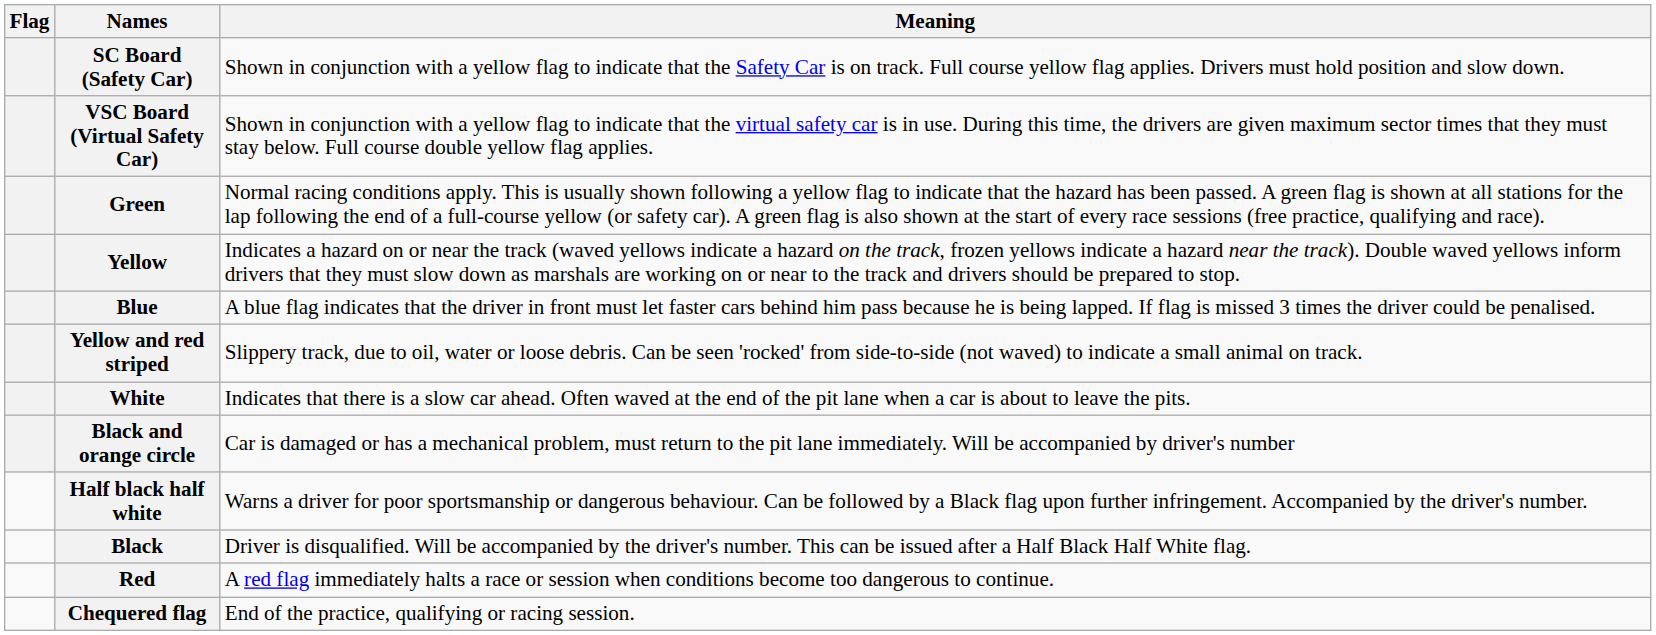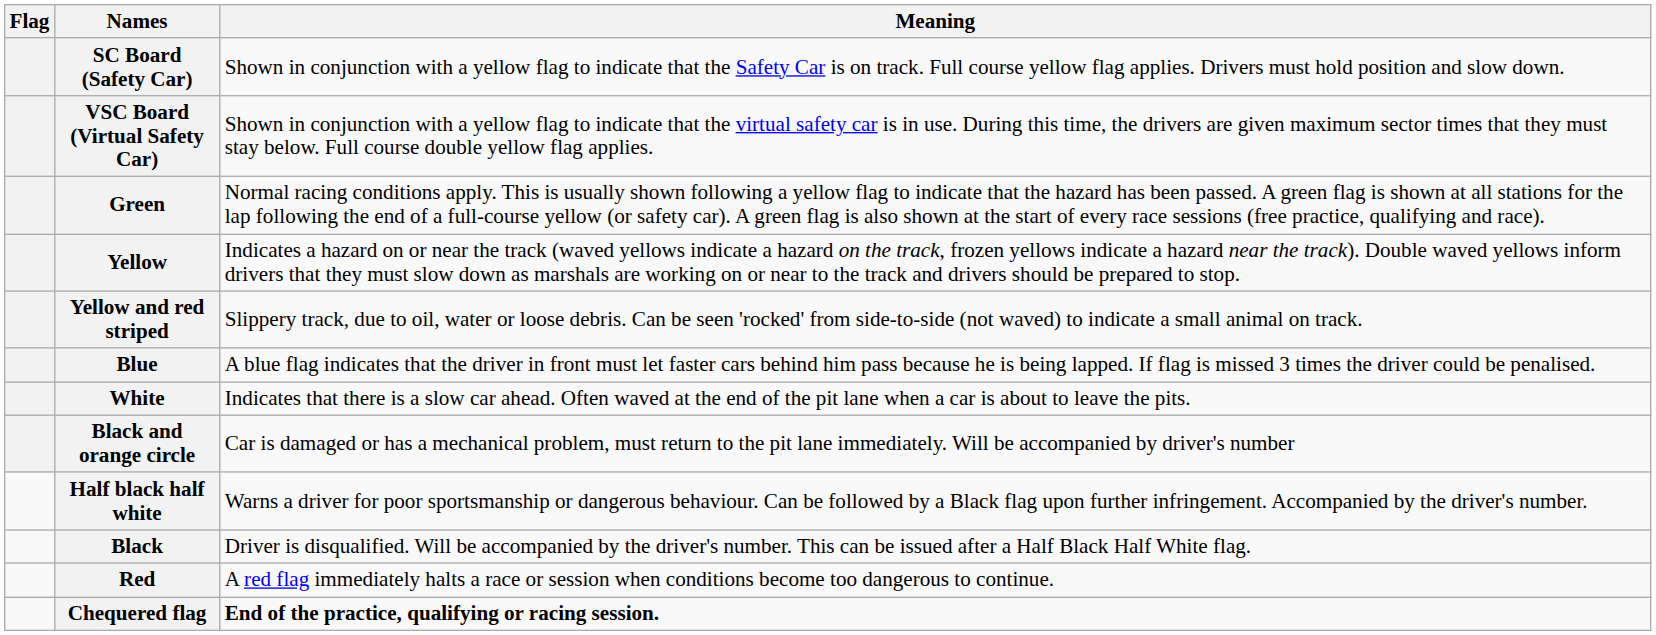rows swapped: (137, 352) <-> (137, 307)
(430, 613) normal -> (442, 613) bold
